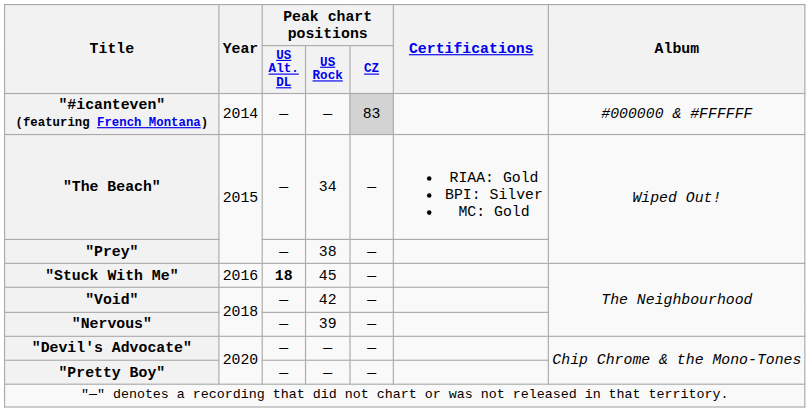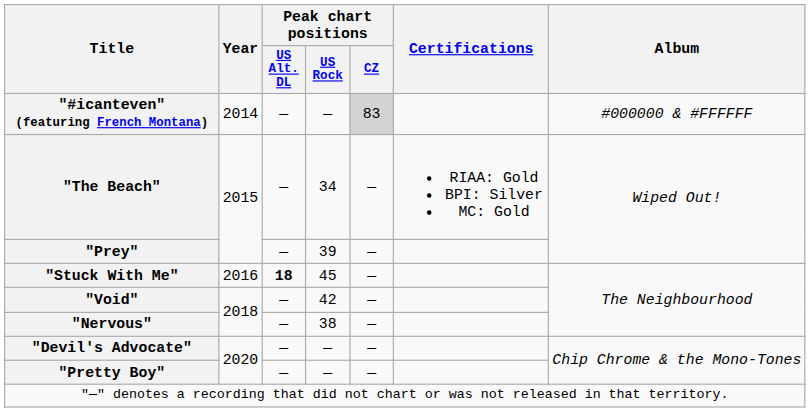(328, 251) 38 -> (328, 251) 39
(328, 324) 39 -> (328, 324) 38
